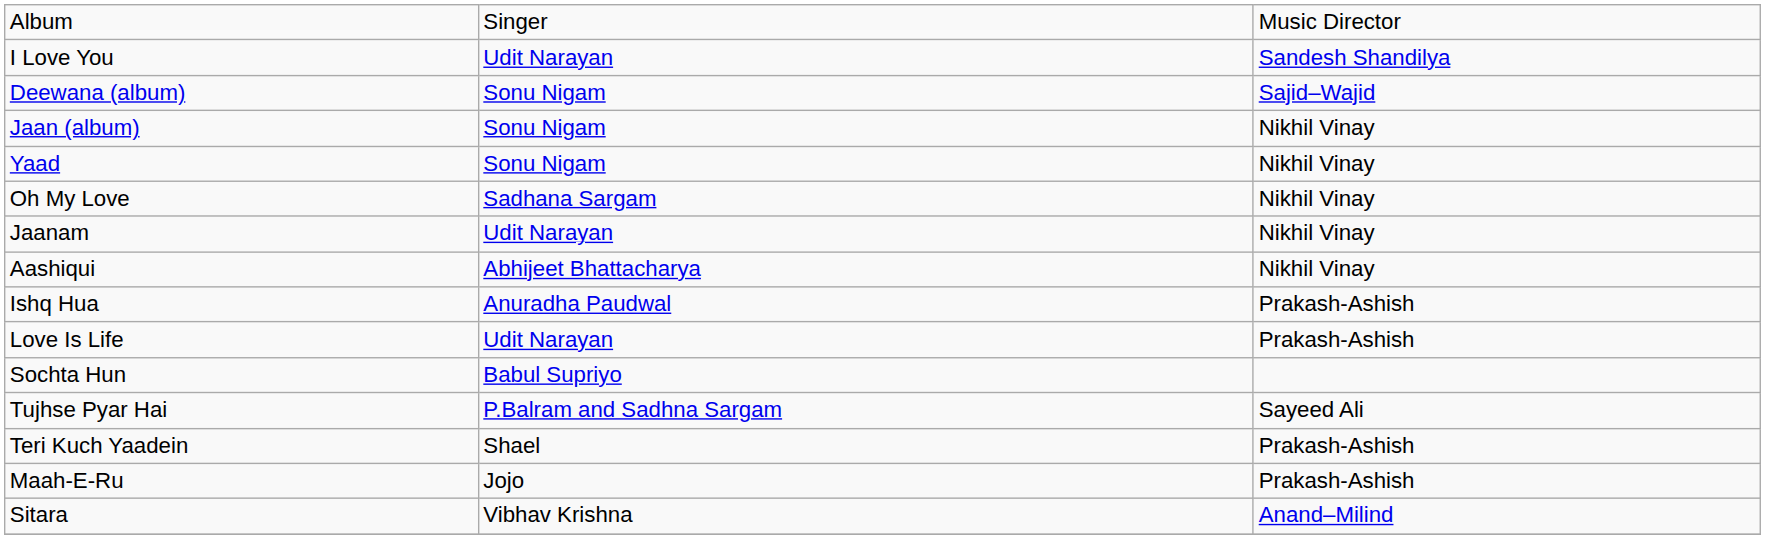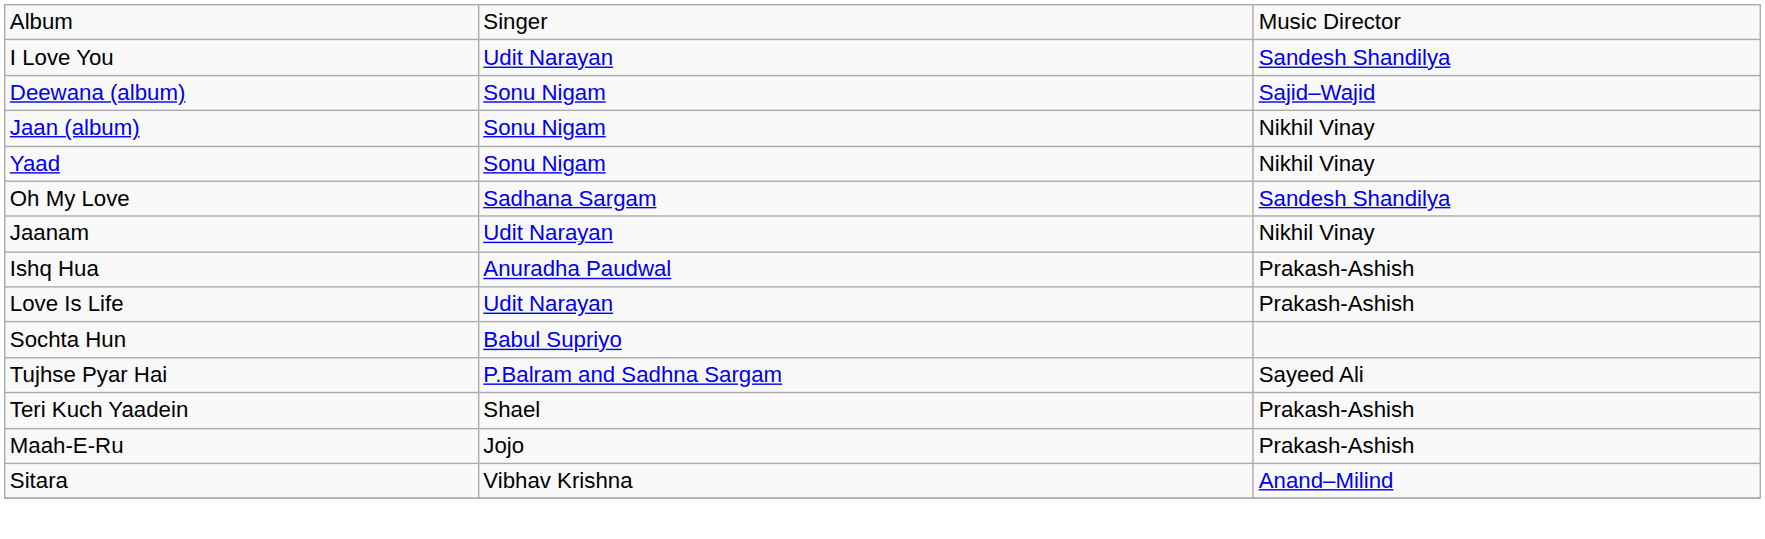(1317, 198) Nikhil Vinay -> (1355, 198) Sandesh Shandilya
- row: (52, 269)
